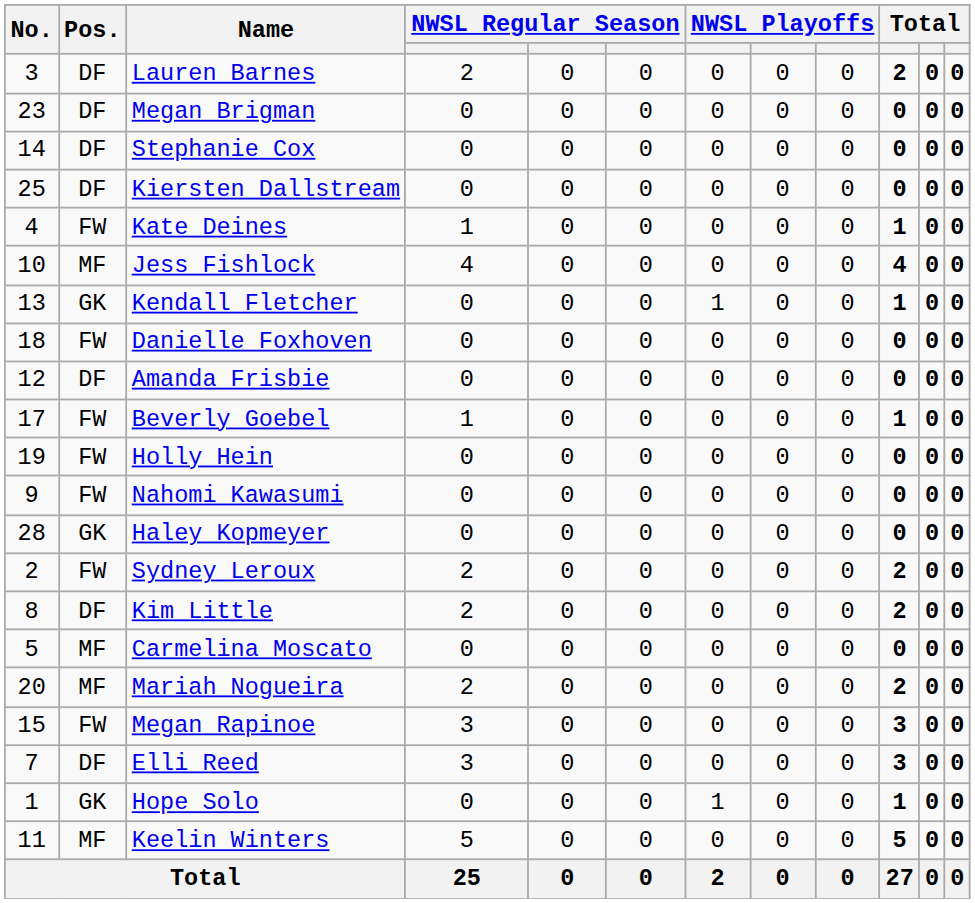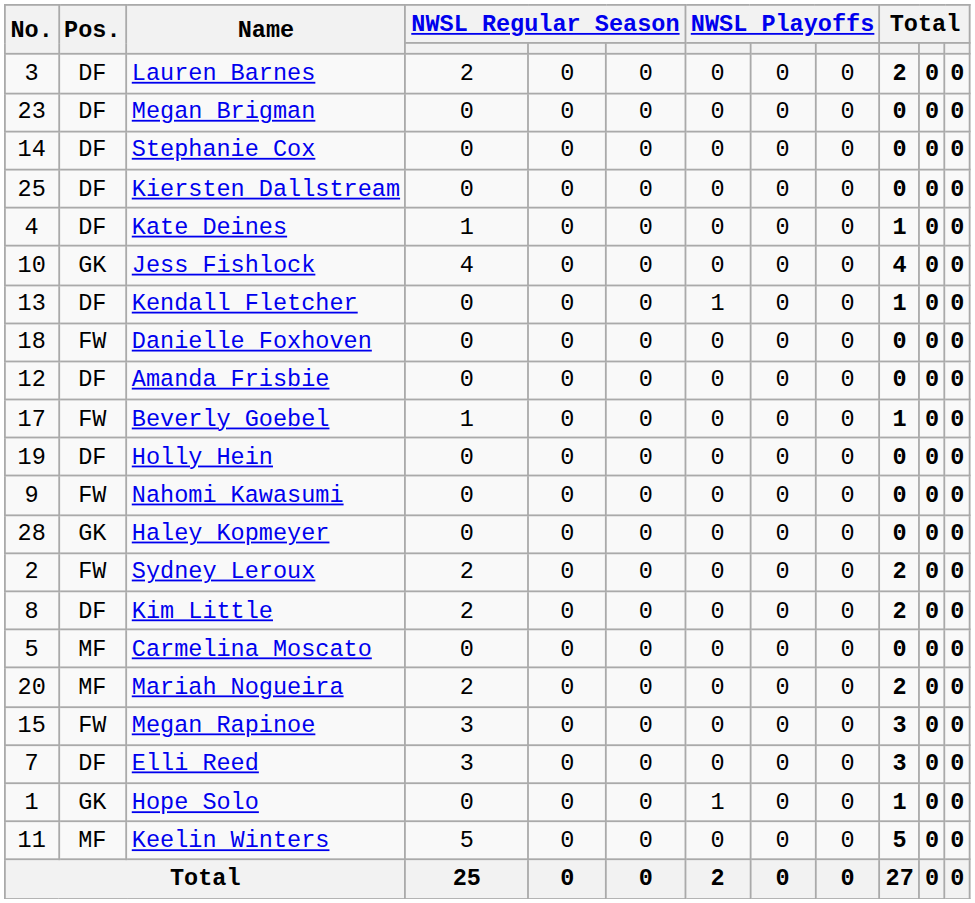(92, 227) FW -> (92, 227) DF
(92, 265) MF -> (92, 265) GK
(92, 304) GK -> (92, 304) DF
(92, 457) FW -> (92, 457) DF
